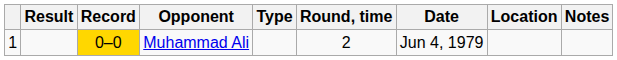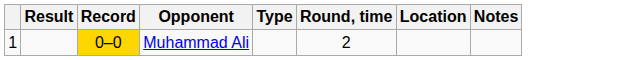- column: (442, 17)
